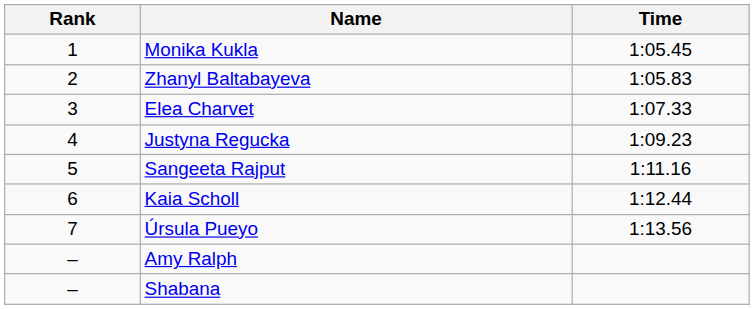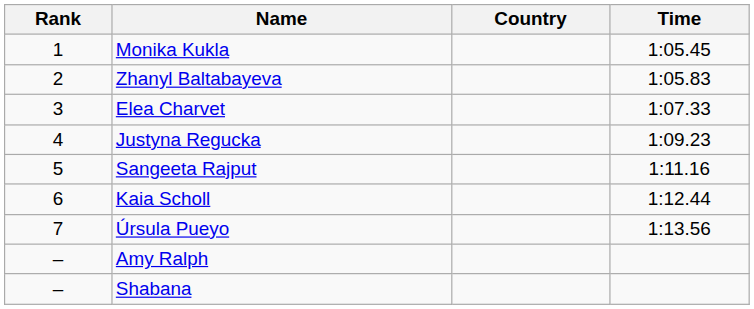+ column: (530, 19)
